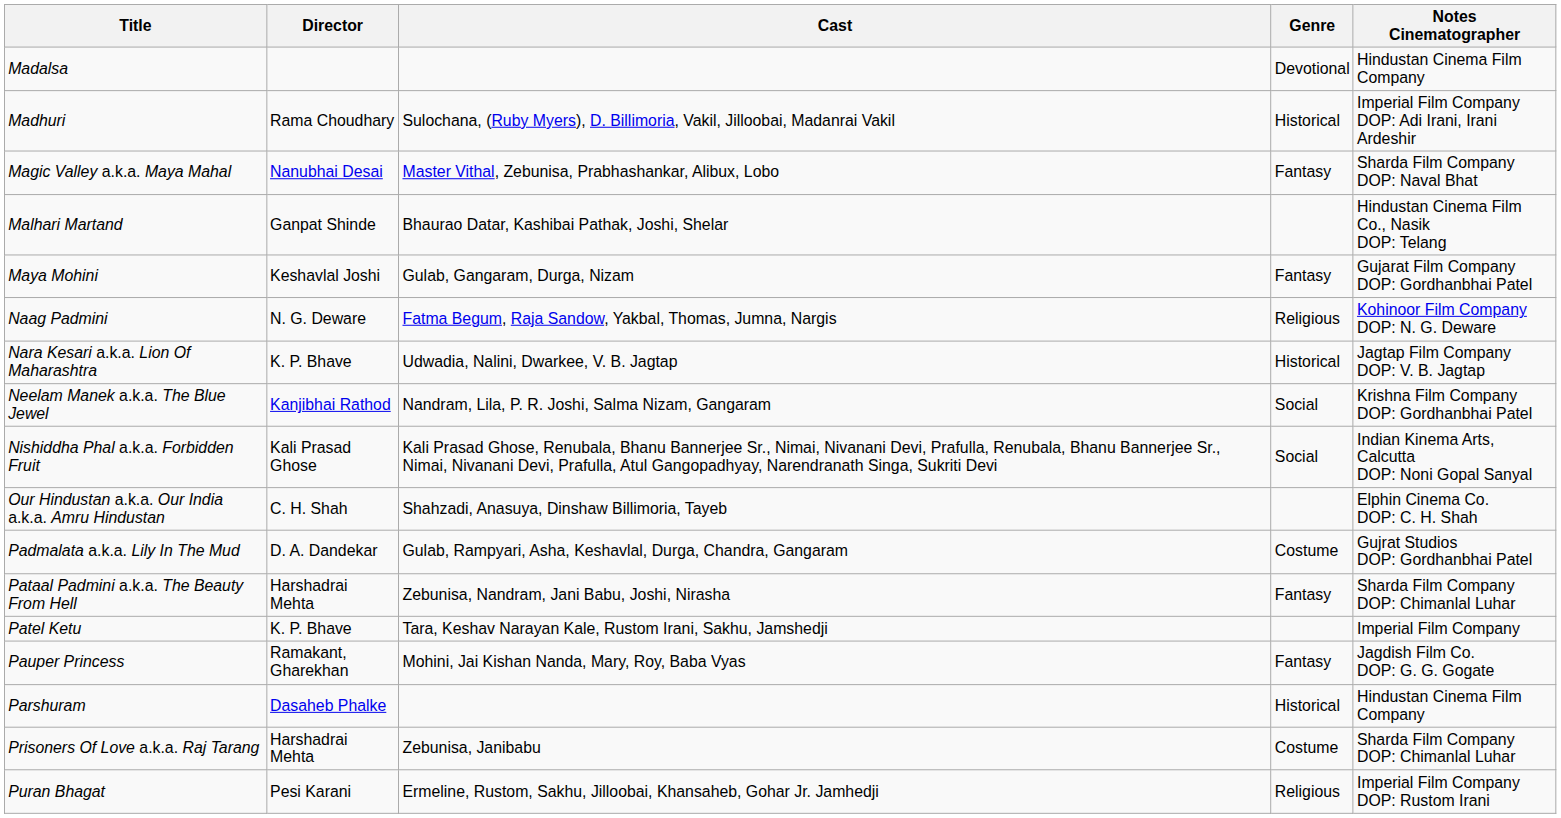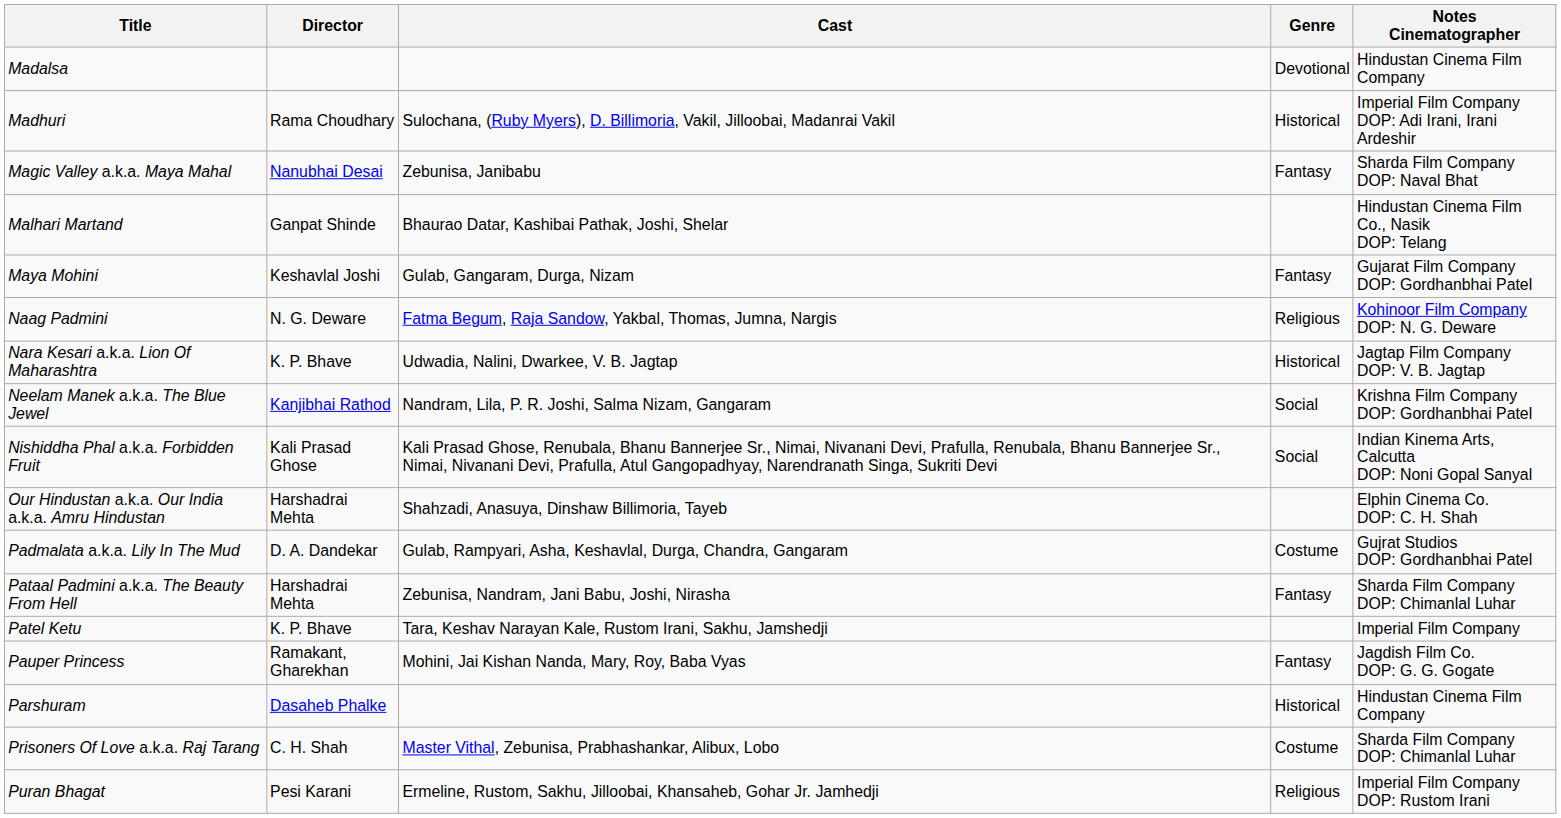(591, 172) Master Vithal, Zebunisa, Prabhashankar, Alibux, Lobo -> (472, 172) Zebunisa, Janibabu
(309, 508) C. H. Shah -> (309, 508) Harshadrai Mehta
(309, 748) Harshadrai Mehta -> (309, 748) C. H. Shah
(472, 748) Zebunisa, Janibabu -> (591, 748) Master Vithal, Zebunisa, Prabhashankar, Alibux, Lobo
